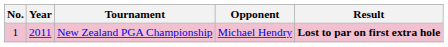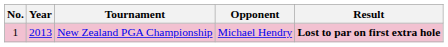(40, 32) 2011 -> (40, 32) 2013
